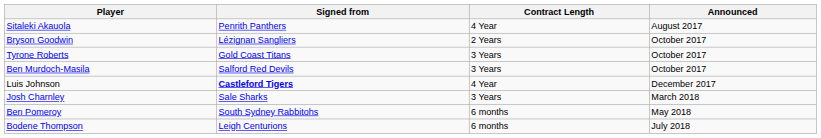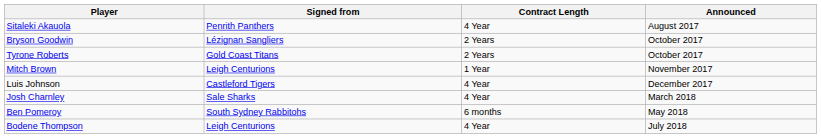(486, 55) 3 Years -> (479, 55) 2 Years
- row: (48, 69)
+ row: (31, 69)
(256, 84) bold -> (241, 84) normal
(486, 98) 3 Years -> (477, 98) 4 Year
(490, 127) 6 months -> (477, 127) 4 Year
